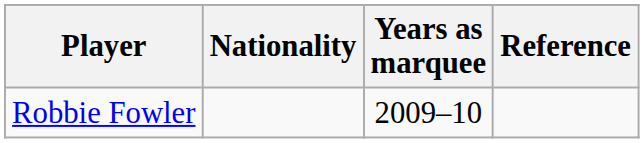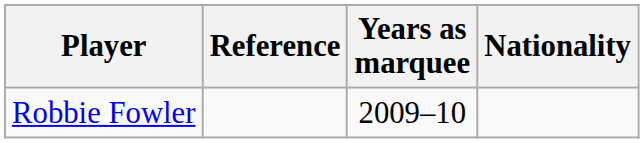columns swapped: (283, 46) <-> (566, 46)
